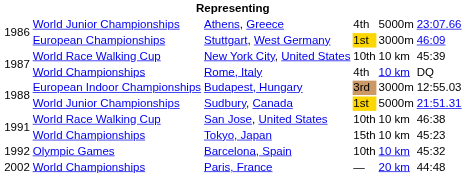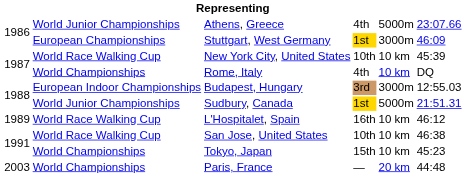+ row: (252, 119)
- row: (248, 151)
(17, 167) 2002 -> (17, 167) 2003
